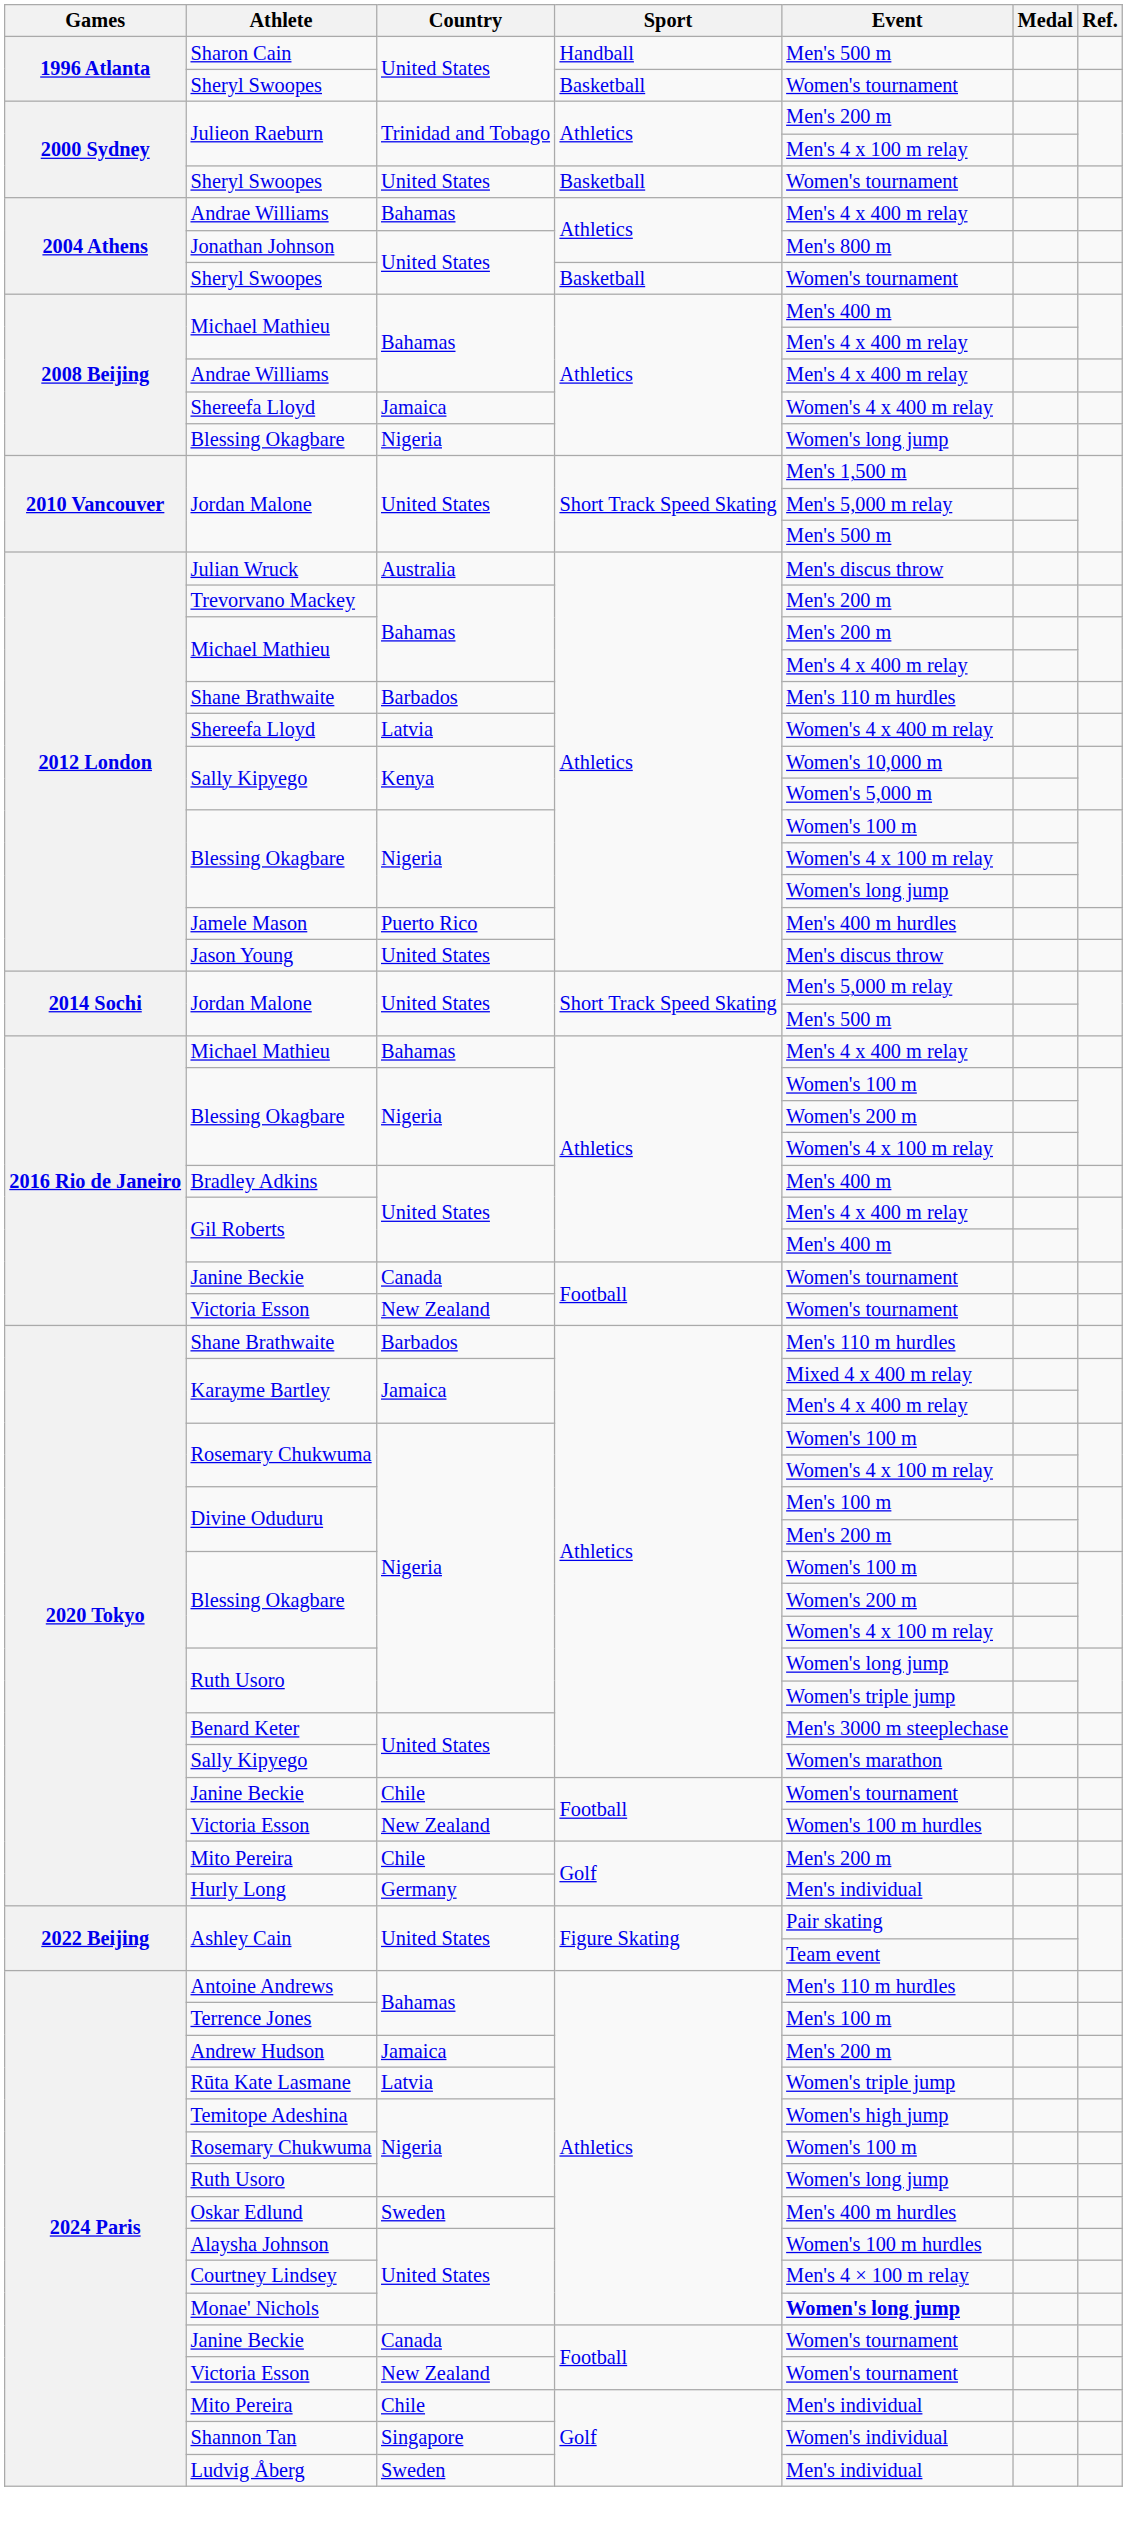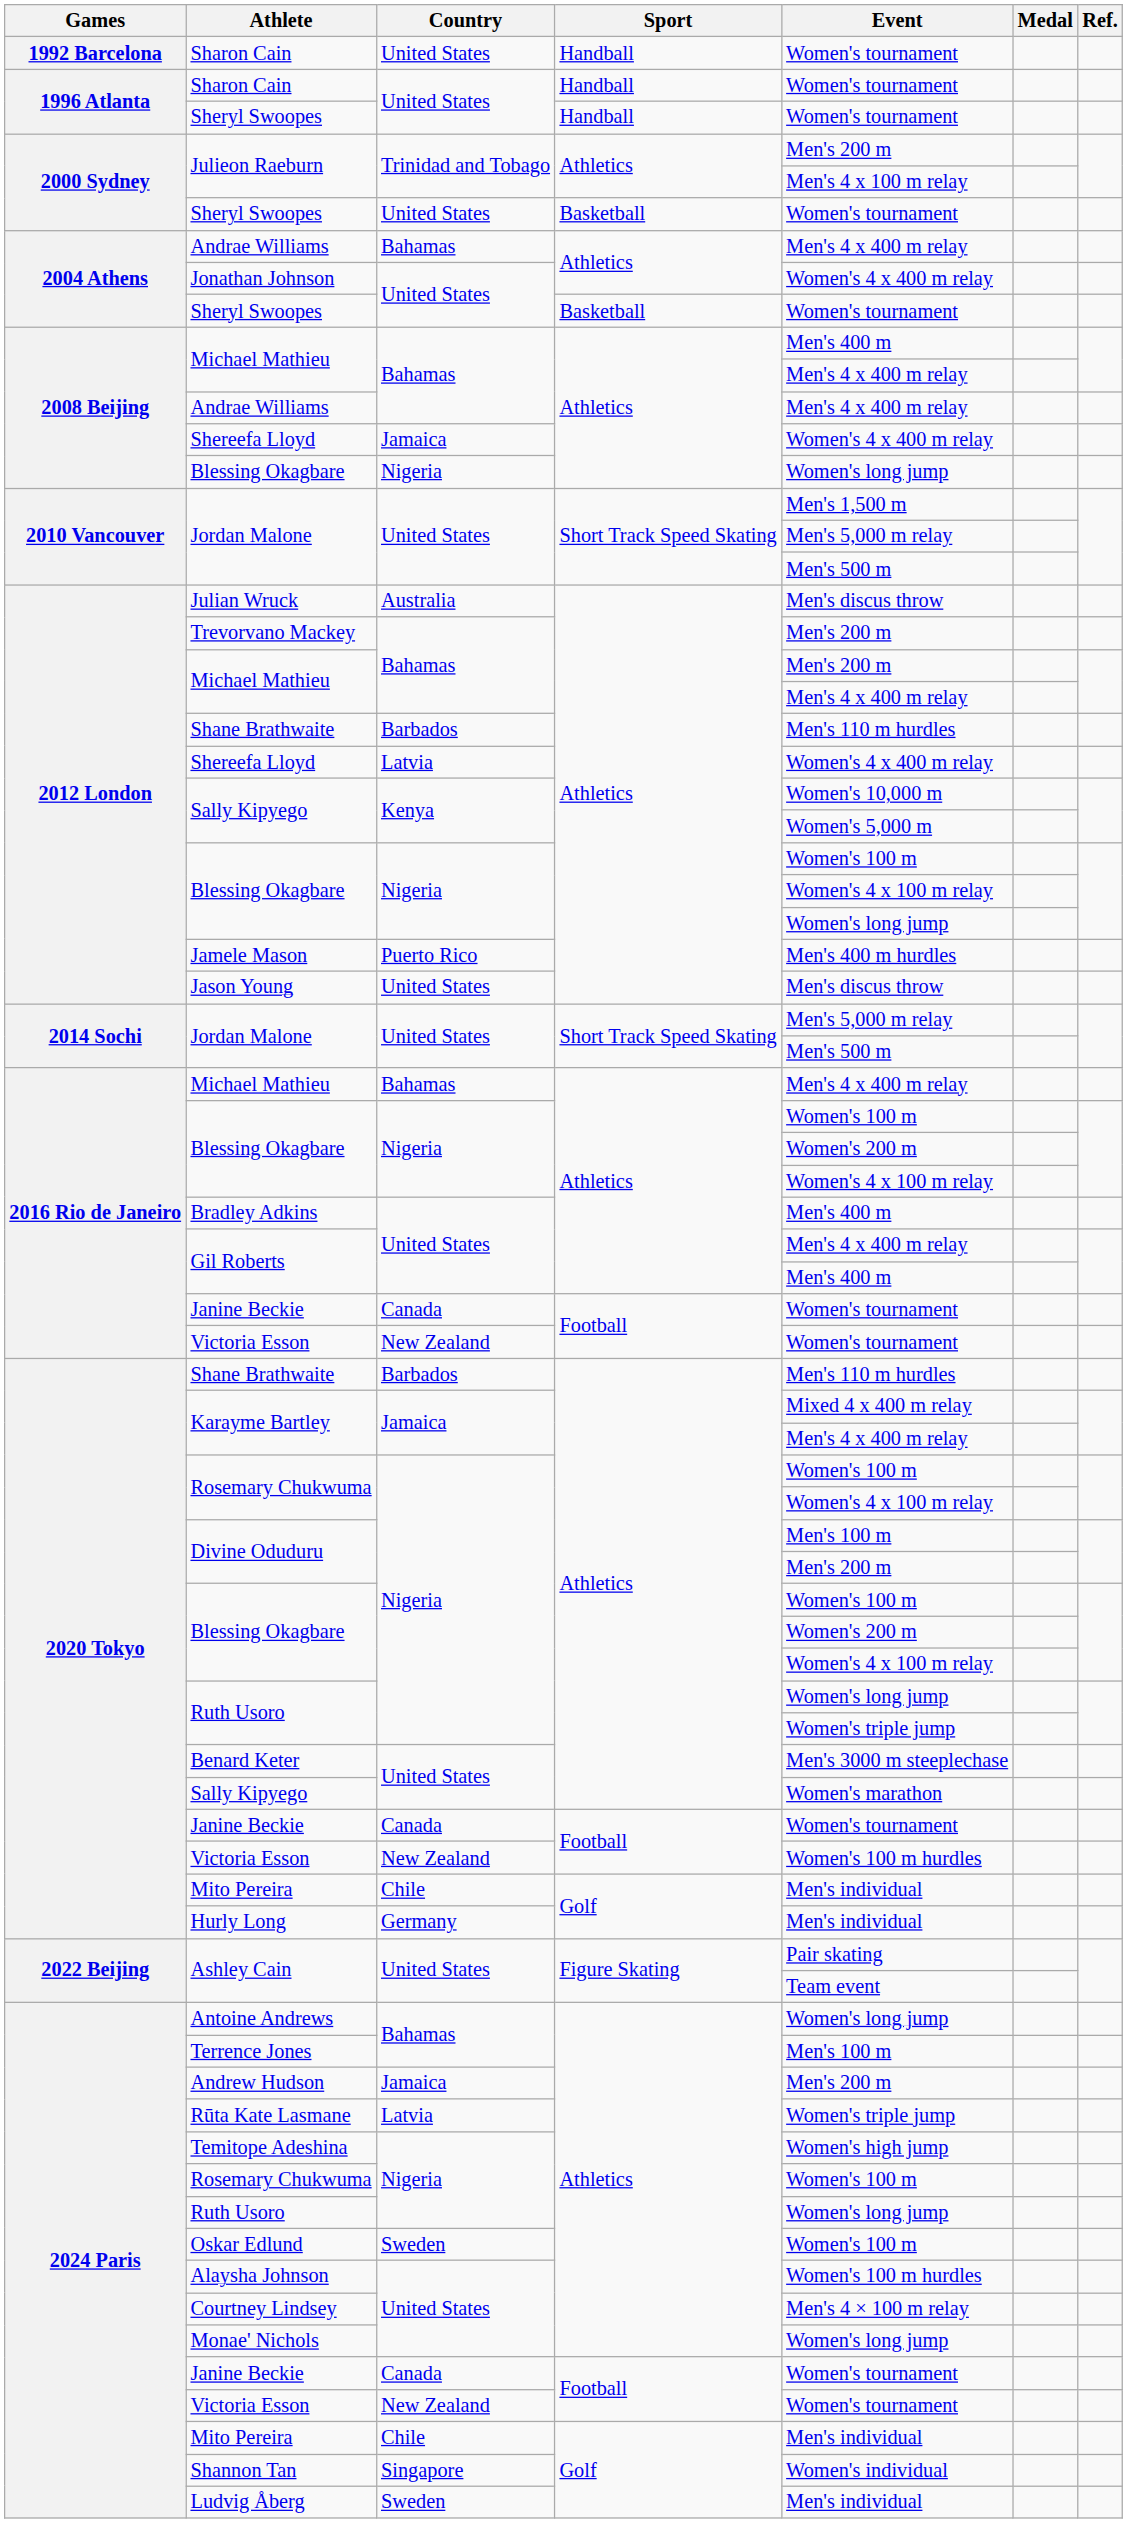+ row: (95, 52)
(839, 52) Men's 500 m -> (872, 85) Women's tournament
(602, 85) Basketball -> (597, 117) Handball
(839, 246) Men's 800 m -> (890, 278) Women's 4 x 400 m relay
(403, 1793) Chile -> (411, 1825) Canada
(839, 1857) Men's 200 m -> (854, 1889) Men's individual
(871, 1986) Men's 110 m hurdles -> (867, 2018) Women's long jump
(871, 2211) Men's 400 m hurdles -> (851, 2244) Women's 100 m
(873, 2308) bold -> (867, 2340) normal
